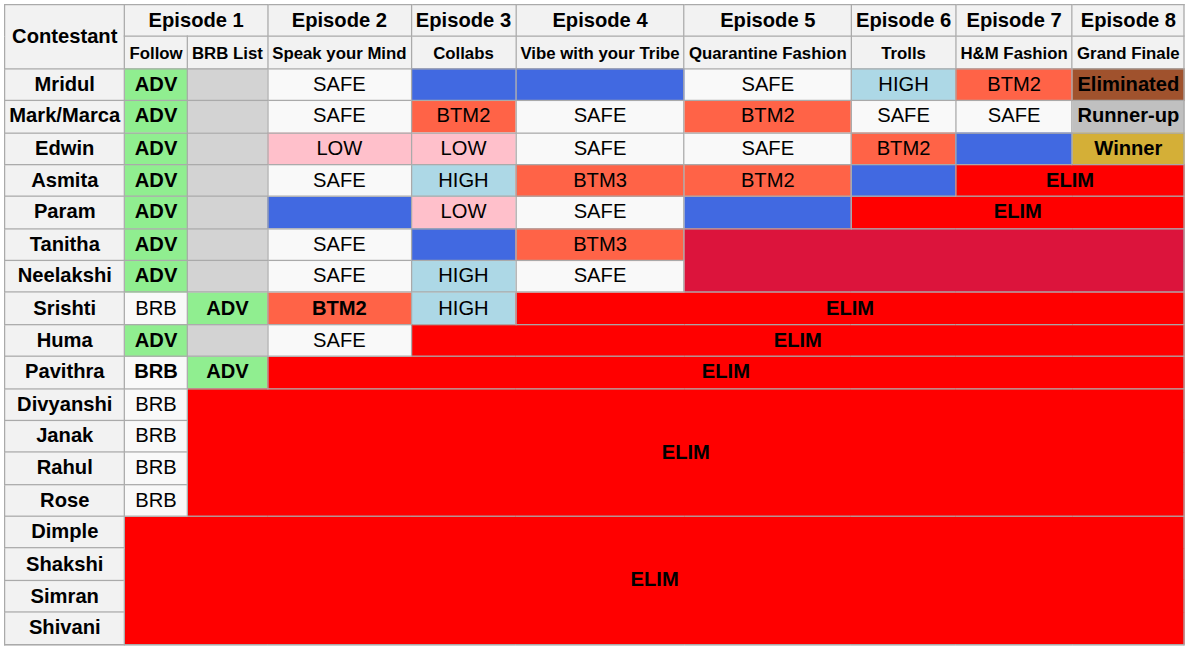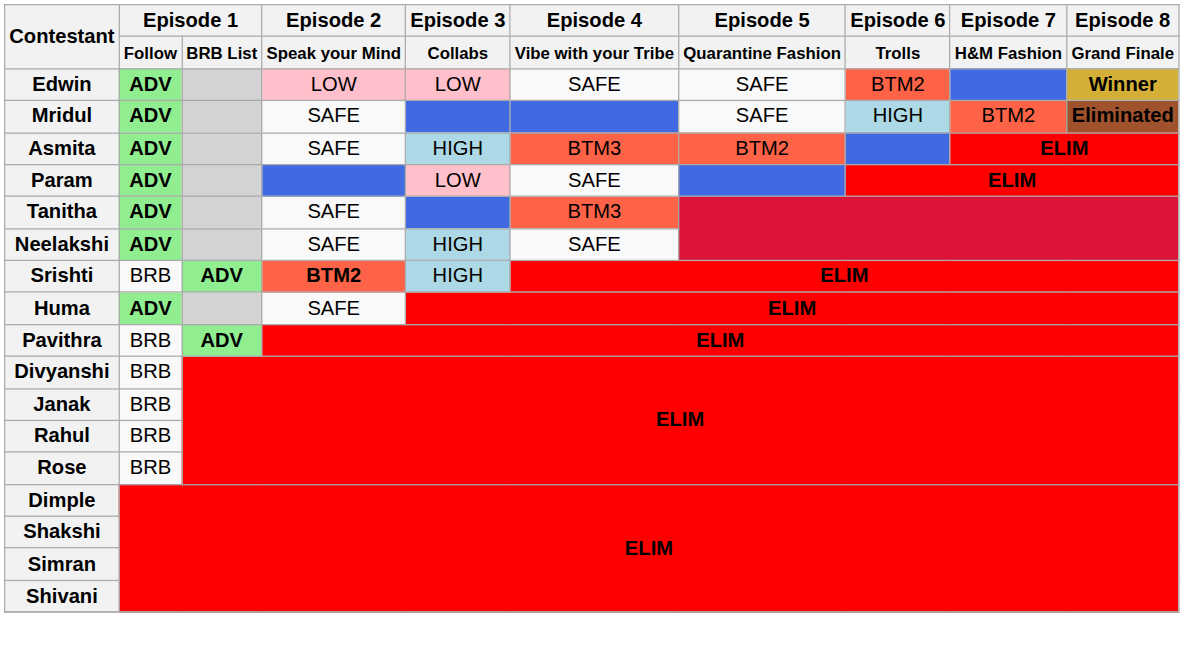rows swapped: (65, 148) <-> (65, 84)
- row: (65, 116)
(156, 372) bold -> (150, 340) normal
